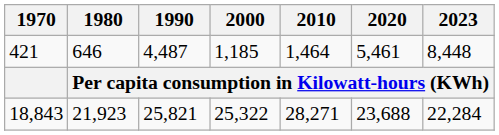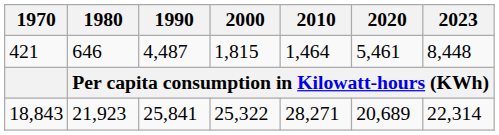(236, 51) 1,185 -> (236, 51) 1,815
(170, 113) 25,821 -> (170, 113) 25,841
(383, 113) 23,688 -> (383, 113) 20,689
(454, 113) 22,284 -> (454, 113) 22,314
